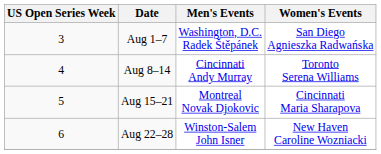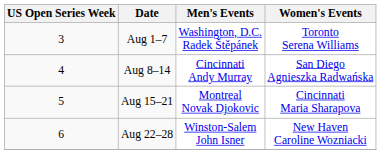(320, 38) San Diego Agnieszka Radwańska -> (320, 38) Toronto Serena Williams
(320, 70) Toronto Serena Williams -> (320, 70) San Diego Agnieszka Radwańska
